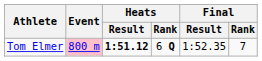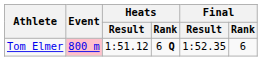(127, 47) bold -> (127, 47) normal
(243, 47) 7 -> (243, 47) 6
